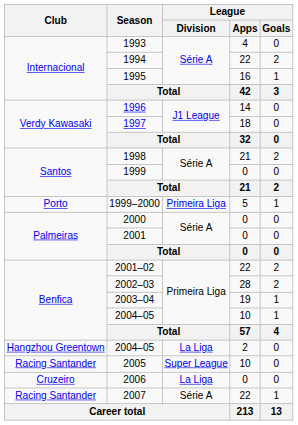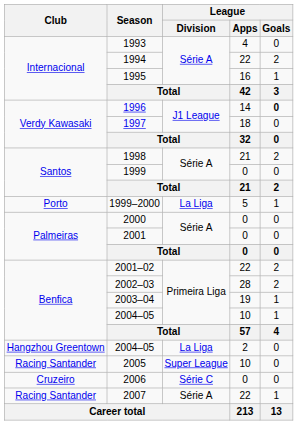(276, 108) normal -> (276, 108) bold
(196, 204) Primeira Liga -> (196, 204) La Liga
(196, 380) La Liga -> (196, 380) Série C
